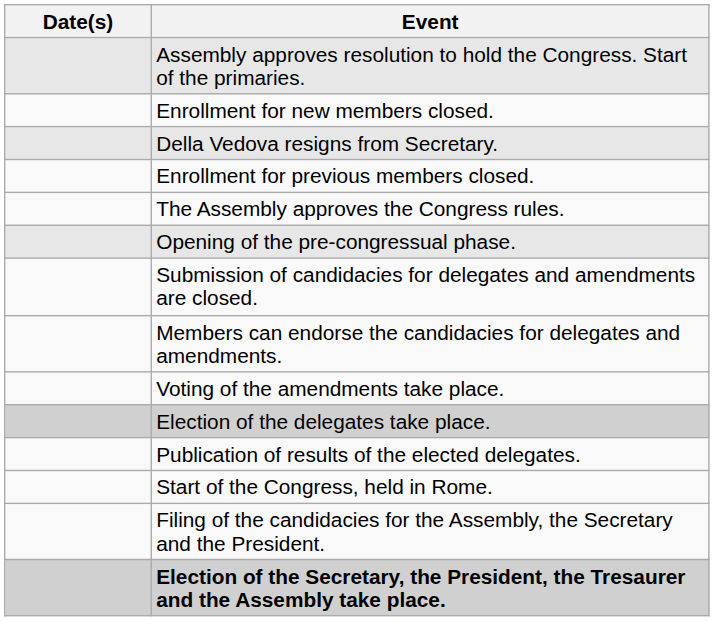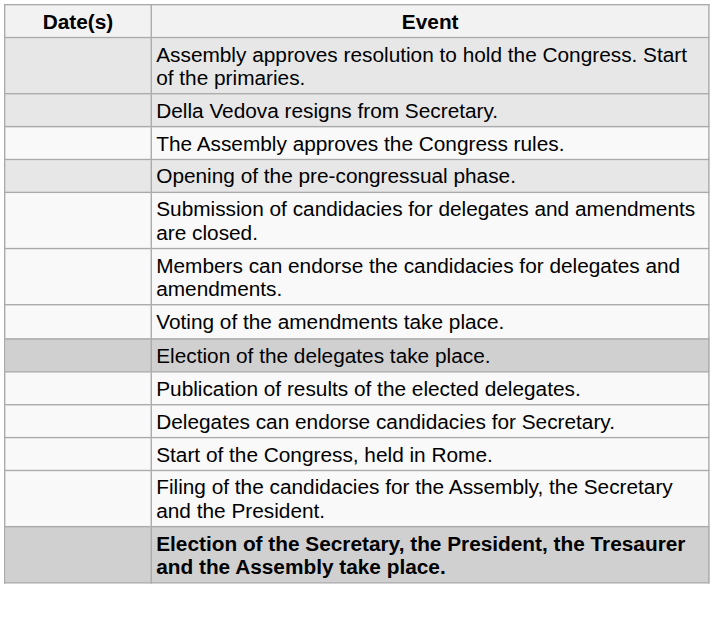- row: (325, 111)
- row: (345, 177)
+ row: (386, 421)
